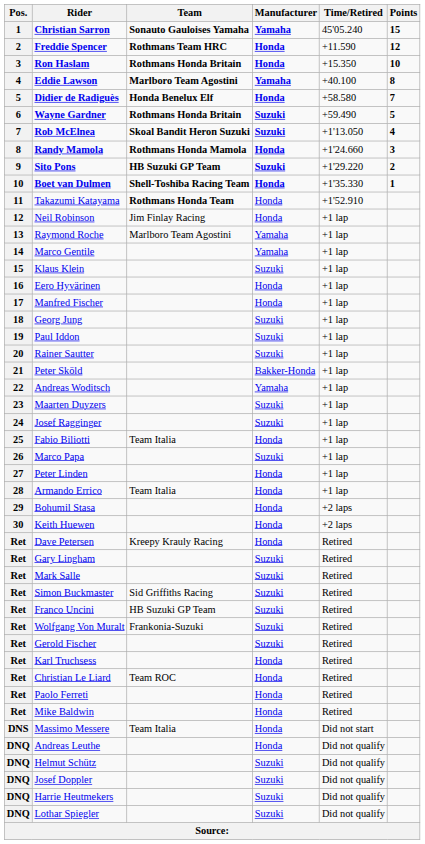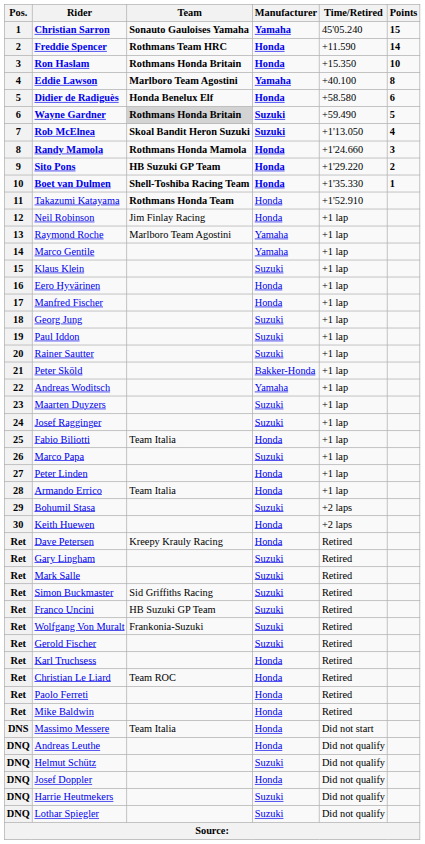(395, 47) 12 -> (395, 47) 14
(392, 98) 7 -> (392, 98) 6
(185, 115) no background -> (185, 115) lightgrey background
(270, 166) Suzuki -> (270, 166) Honda
(269, 507) Honda -> (269, 507) Suzuki
(269, 780) Suzuki -> (269, 780) Honda
